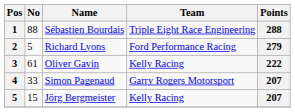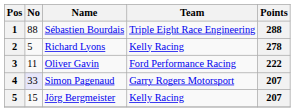(182, 46) Ford Performance Racing -> (157, 46) Kelly Racing
(274, 46) 279 -> (274, 46) 278
(32, 63) 61 -> (32, 63) 11
(157, 63) Kelly Racing -> (182, 63) Ford Performance Racing
(32, 80) no background -> (32, 80) lavender background
